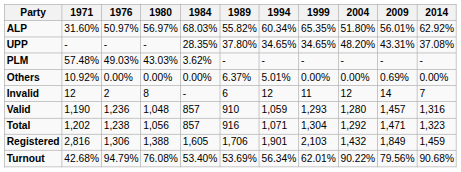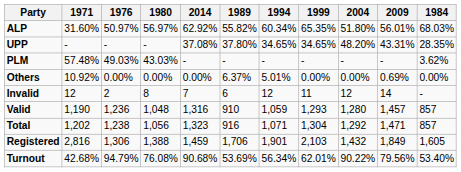columns swapped: (200, 12) <-> (437, 12)
